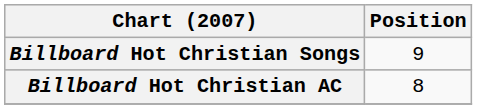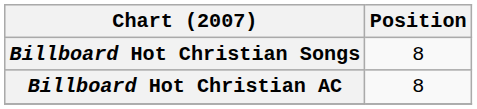(418, 54) 9 -> (418, 54) 8
